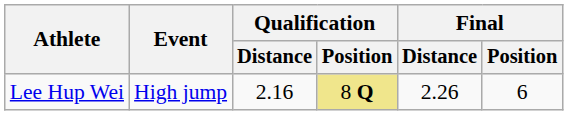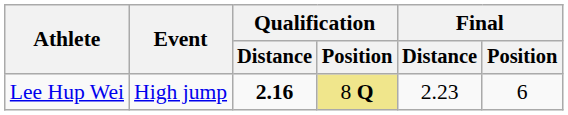(275, 92) normal -> (275, 92) bold
(440, 92) 2.26 -> (440, 92) 2.23
